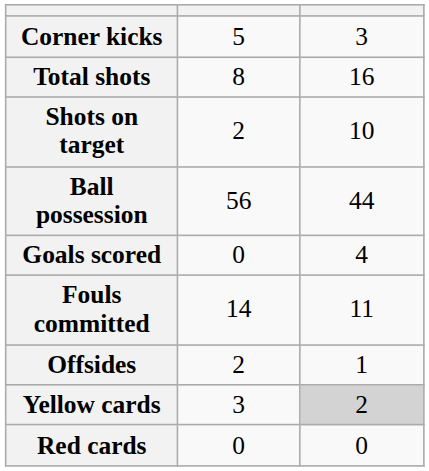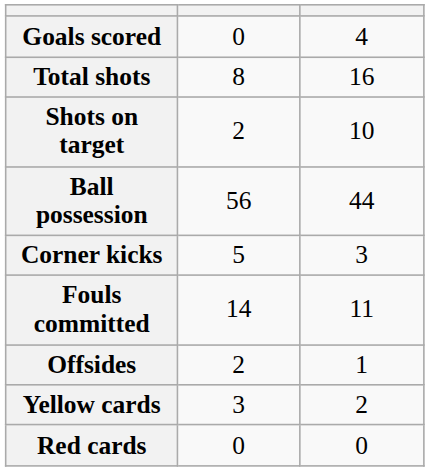rows swapped: (92, 255) <-> (92, 36)
(362, 404) lightgrey background -> (362, 404) no background
